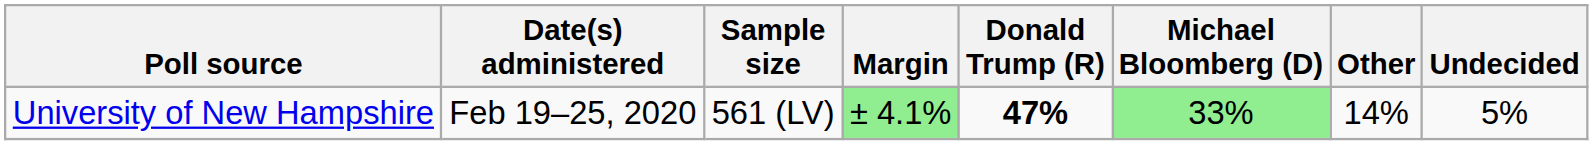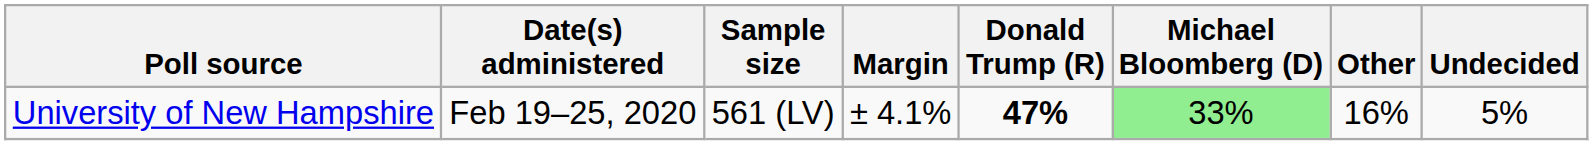(901, 113) lightgreen background -> (901, 113) no background
(1376, 113) 14% -> (1376, 113) 16%
